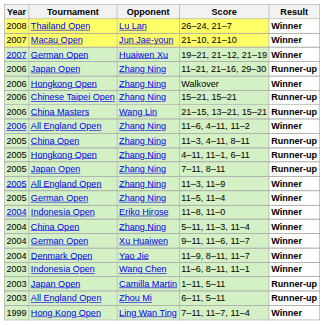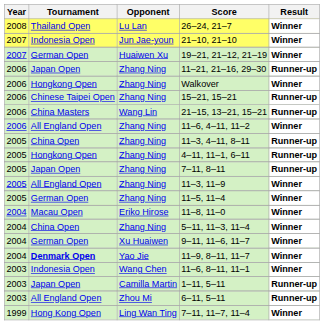(57, 41) Macau Open -> (63, 41) Indonesia Open
(63, 213) Indonesia Open -> (57, 213) Macau Open
(62, 256) normal -> (63, 256) bold
